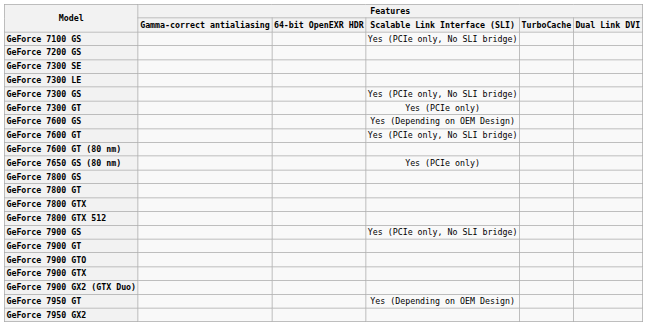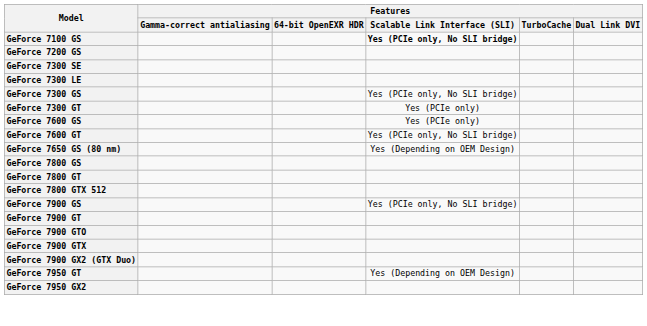(443, 39) normal -> (443, 39) bold
(443, 122) Yes (Depending on OEM Design) -> (443, 122) Yes (PCIe only)
- row: (64, 149)
(443, 163) Yes (PCIe only) -> (443, 149) Yes (Depending on OEM Design)
- row: (46, 205)
